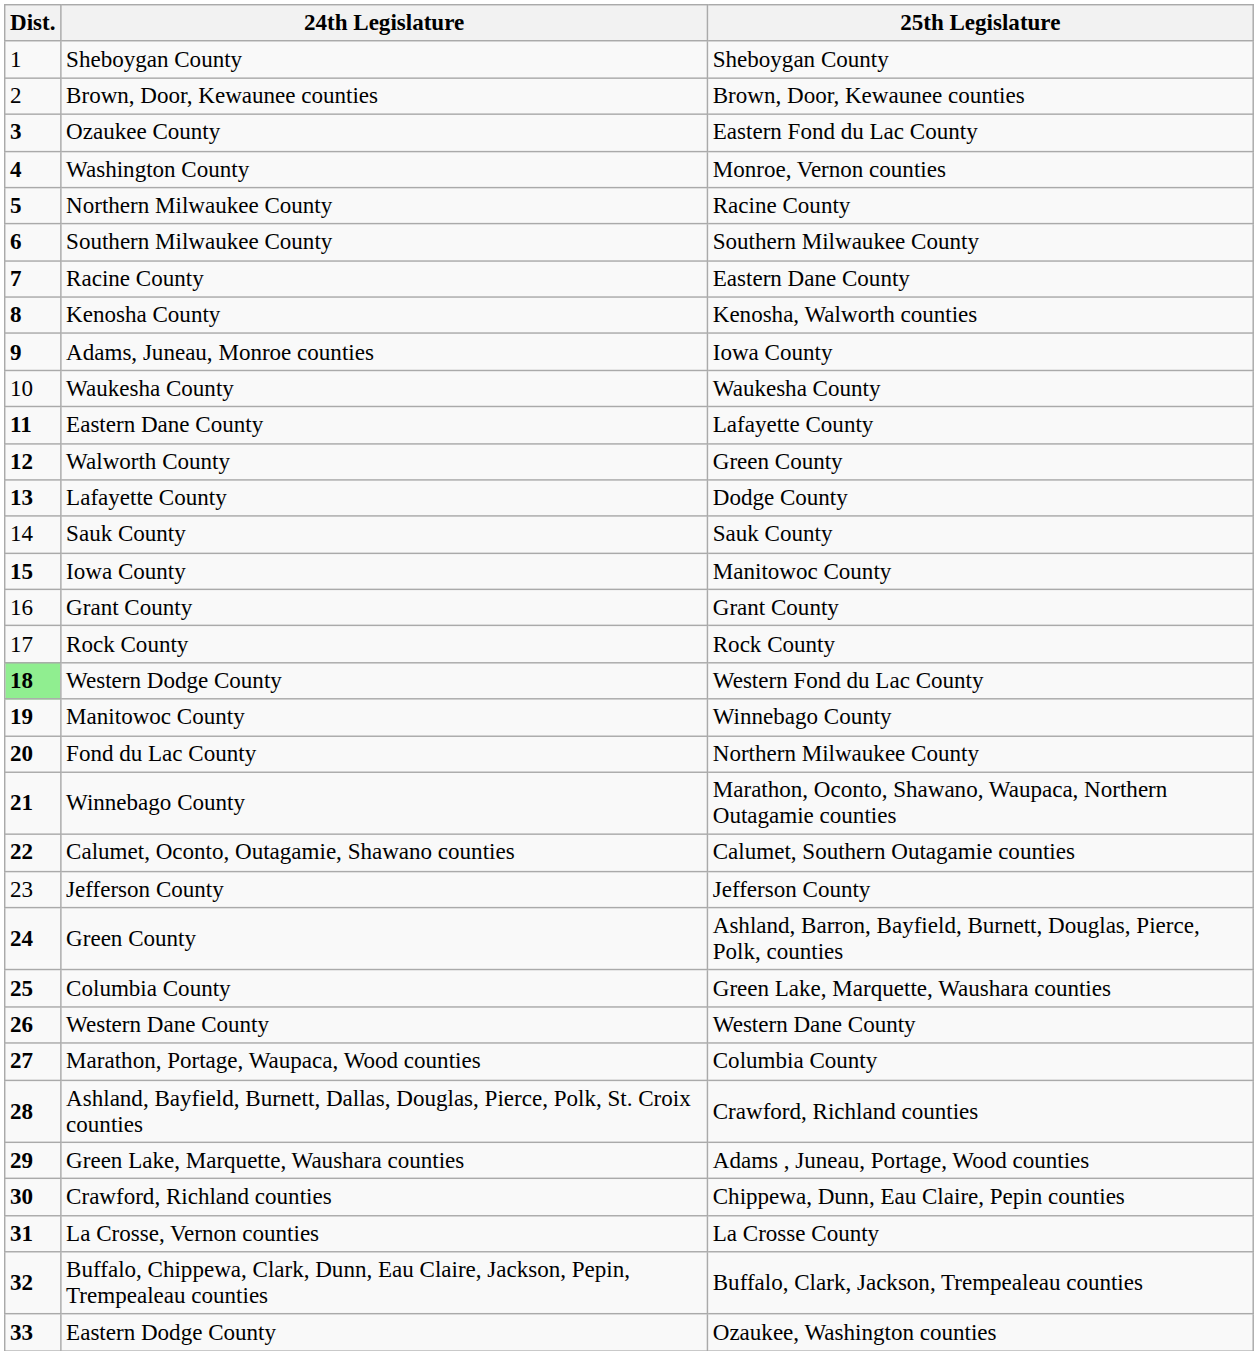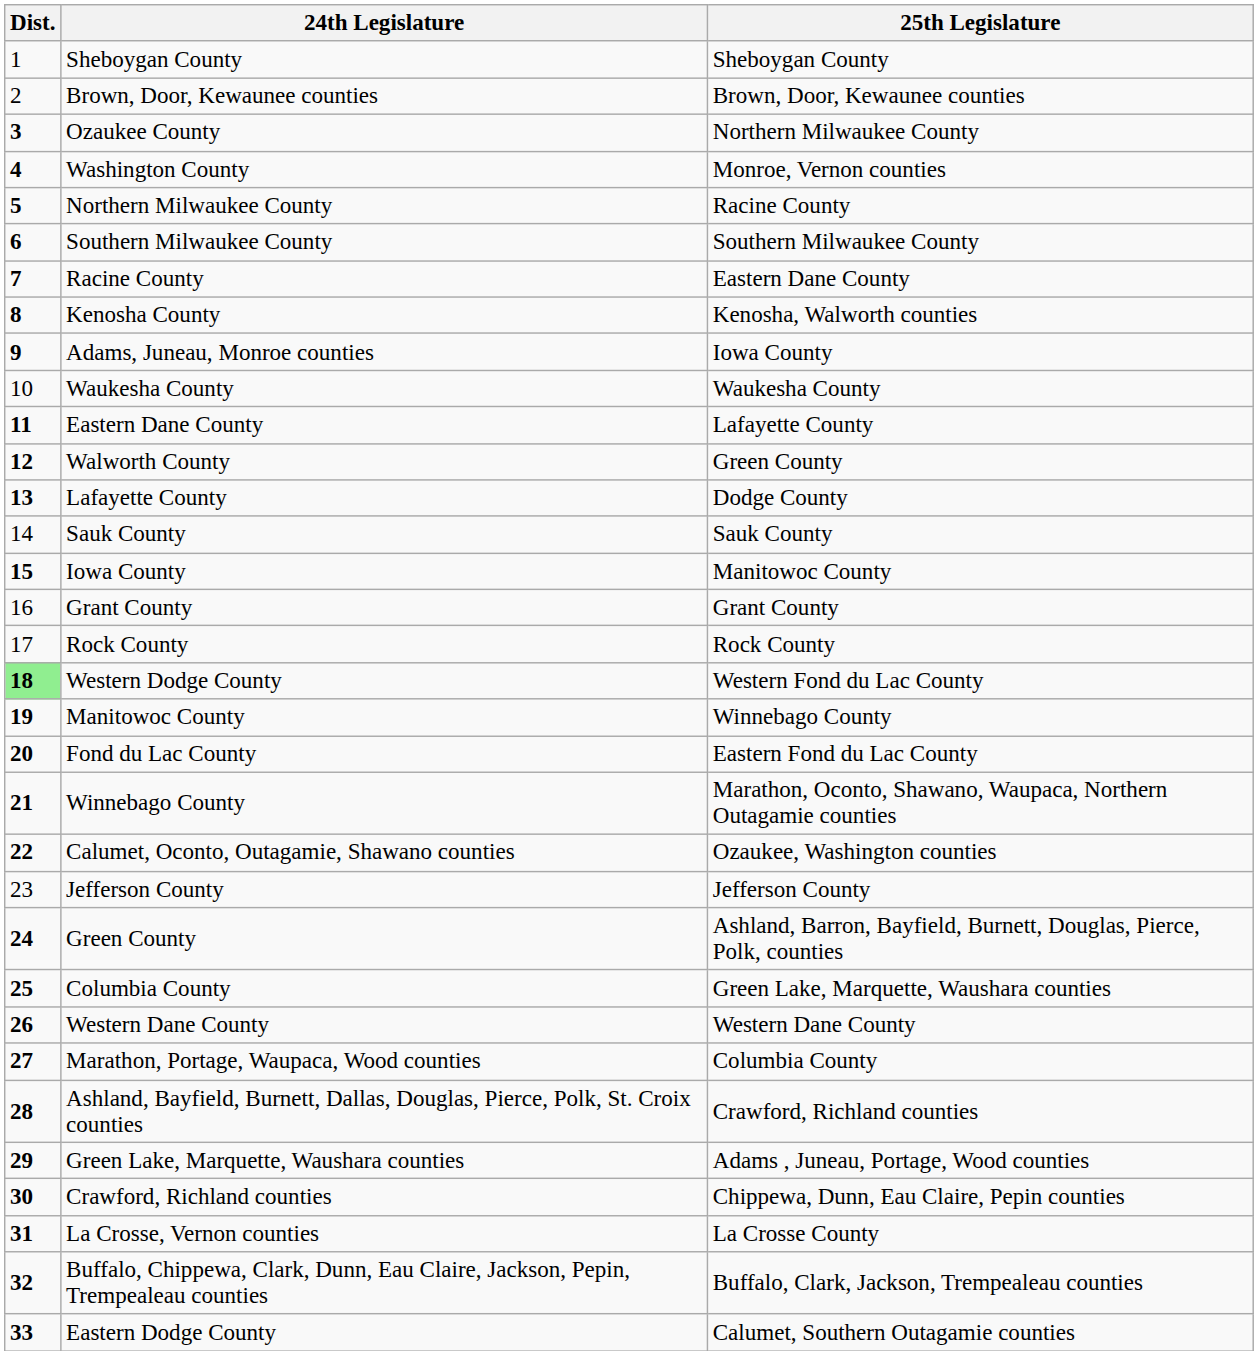(845, 132) Eastern Fond du Lac County -> (846, 132) Northern Milwaukee County
(846, 753) Northern Milwaukee County -> (845, 753) Eastern Fond du Lac County
(894, 852) Calumet, Southern Outagamie counties -> (855, 852) Ozaukee, Washington counties
(855, 1332) Ozaukee, Washington counties -> (894, 1332) Calumet, Southern Outagamie counties
